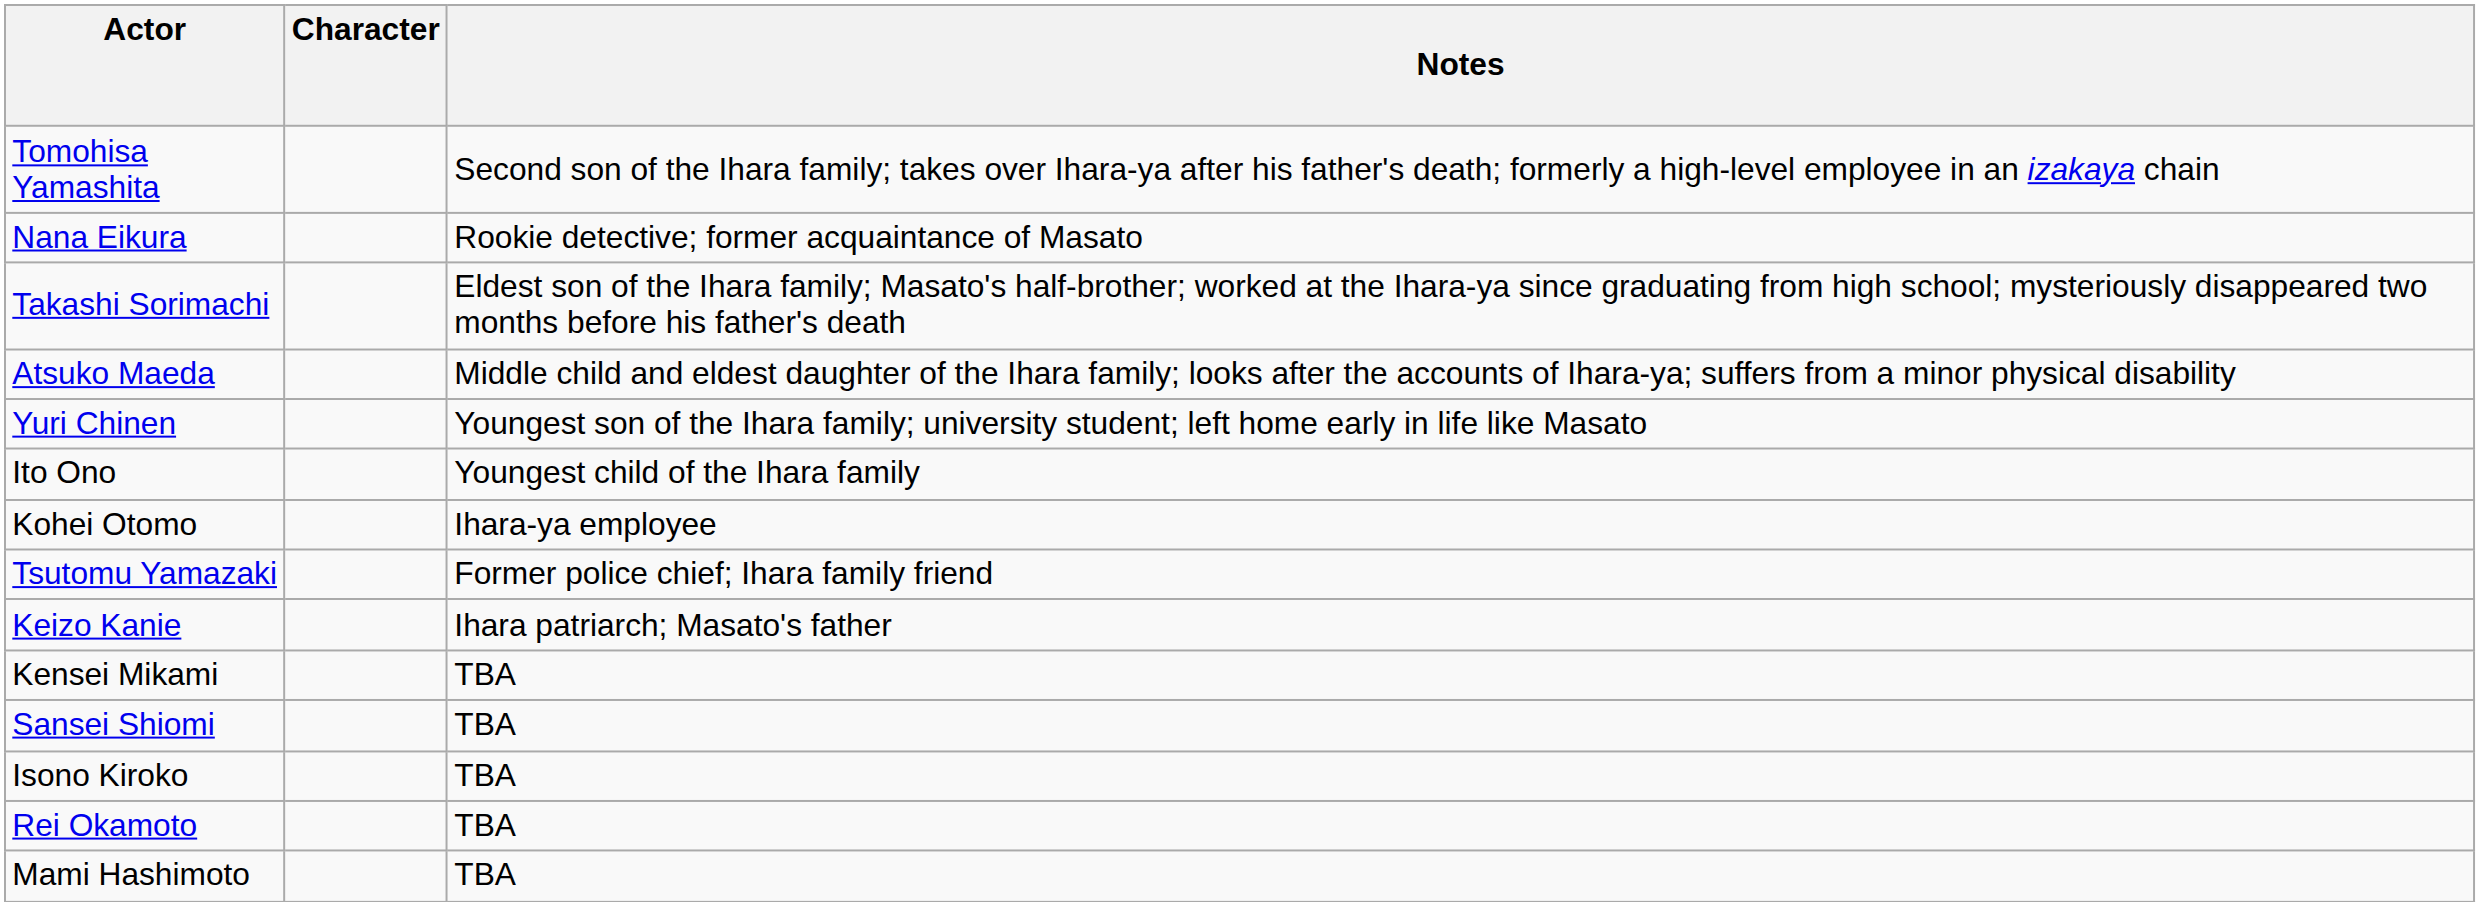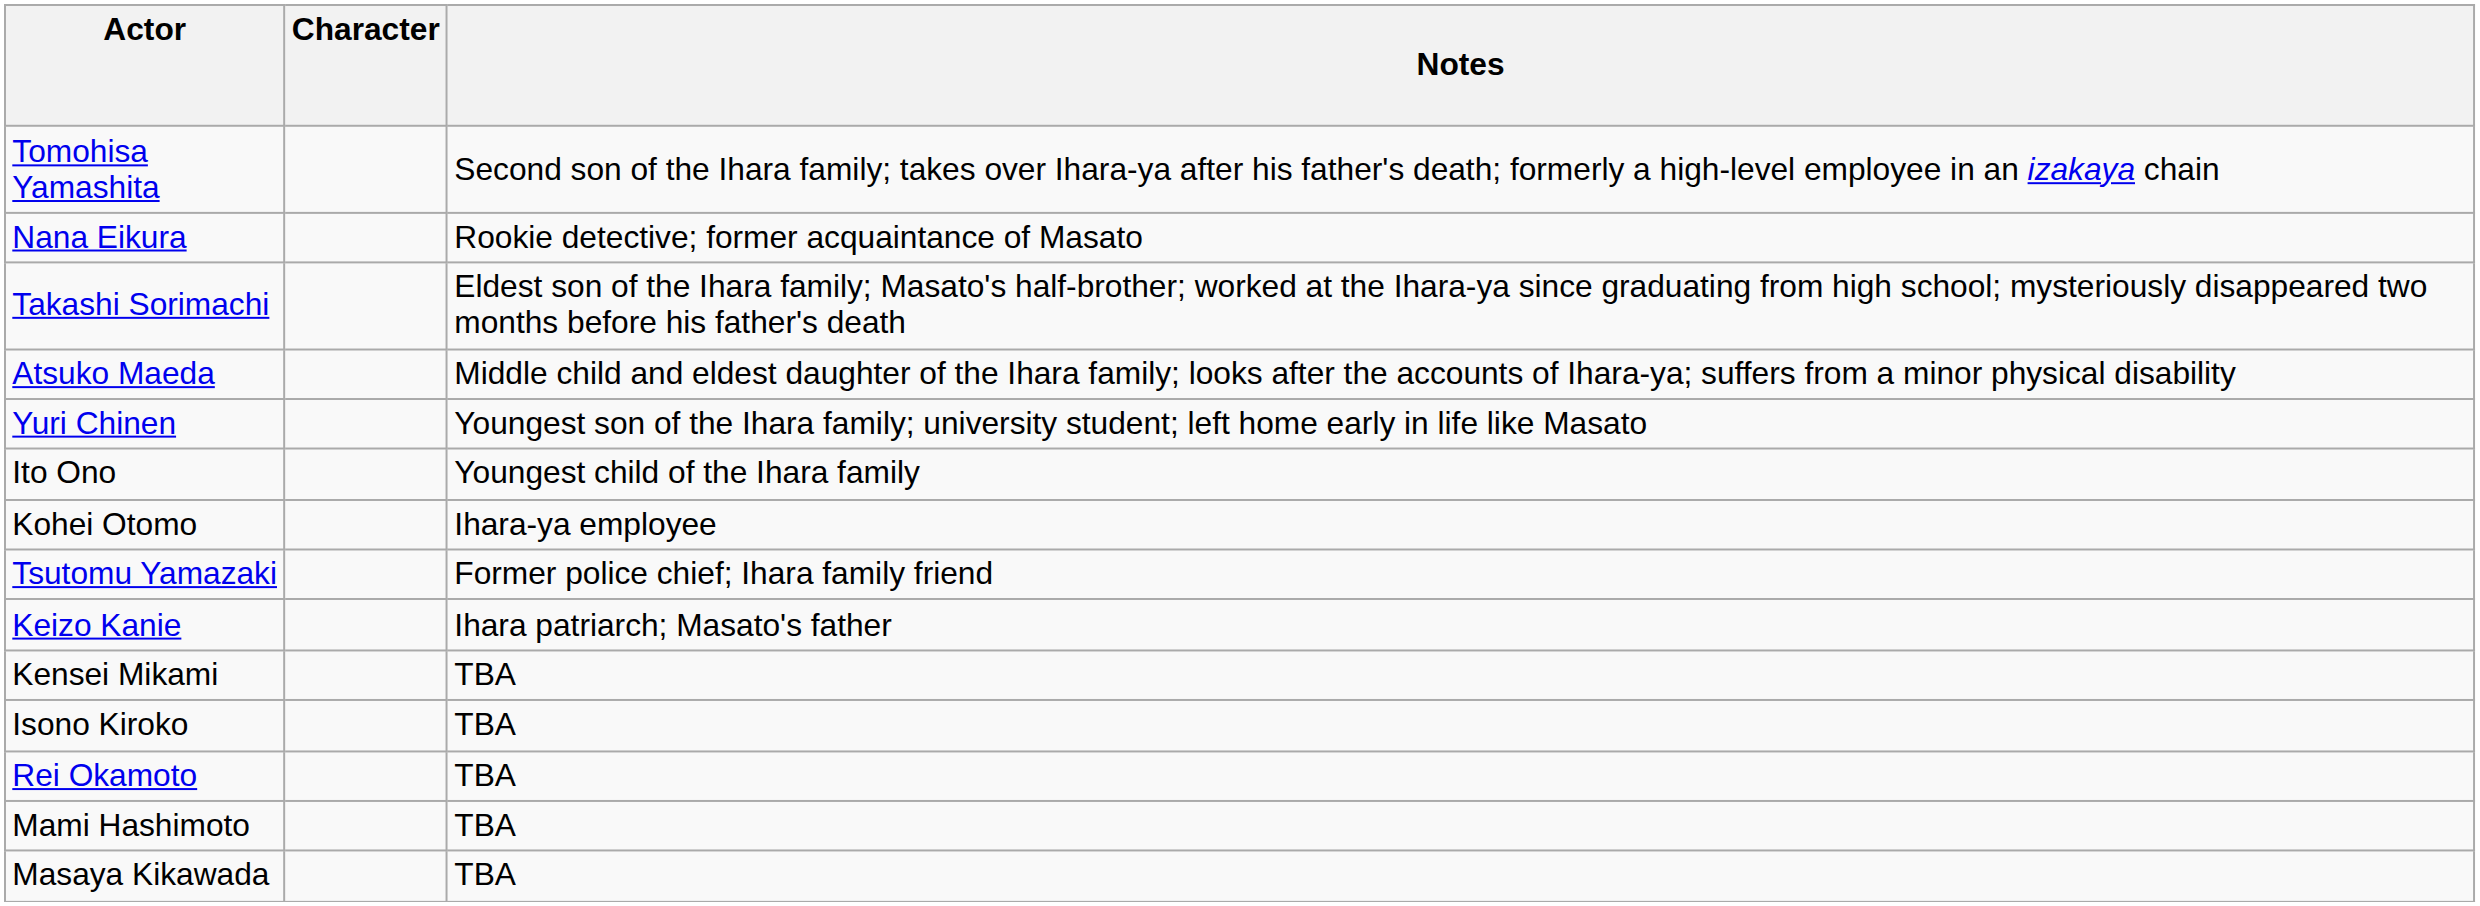- row: (114, 724)
+ row: (141, 875)
